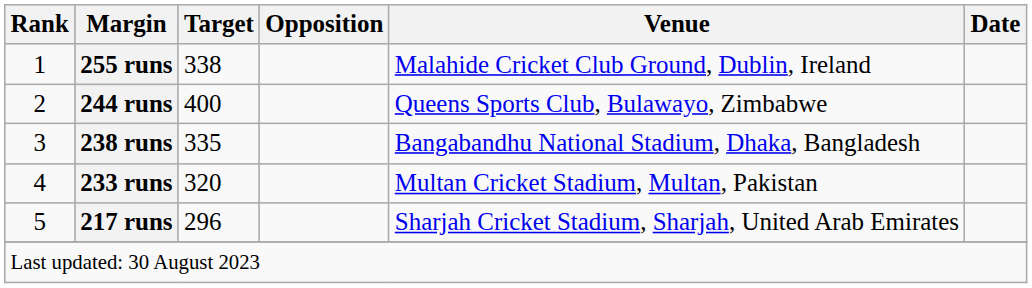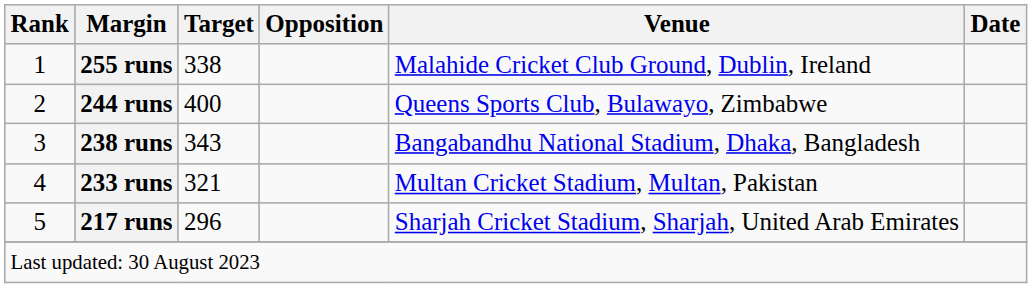(203, 143) 335 -> (203, 143) 343
(203, 182) 320 -> (203, 182) 321
